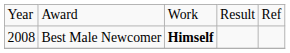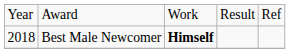(21, 37) 2008 -> (21, 37) 2018
